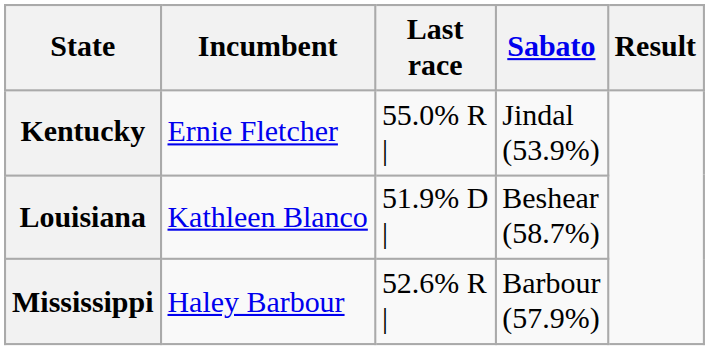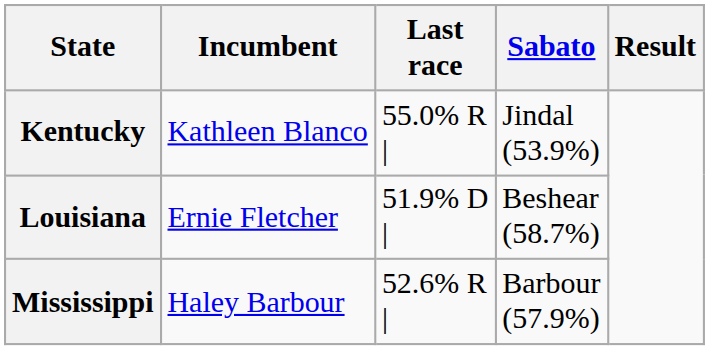(253, 132) Ernie Fletcher -> (268, 132) Kathleen Blanco
(268, 216) Kathleen Blanco -> (253, 216) Ernie Fletcher
